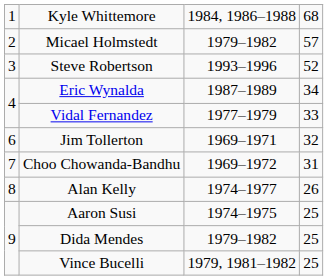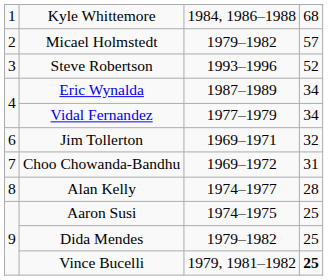(311, 115) 33 -> (311, 115) 34
(311, 189) 26 -> (311, 189) 28
(311, 262) normal -> (311, 262) bold
